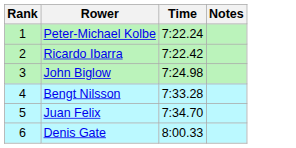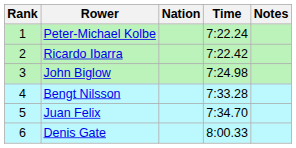+ column: (181, 14)
